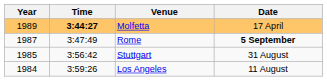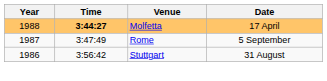(27, 26) 1989 -> (29, 26) 1988
(268, 41) bold -> (264, 41) normal
(27, 55) 1985 -> (29, 55) 1986
- row: (142, 69)
